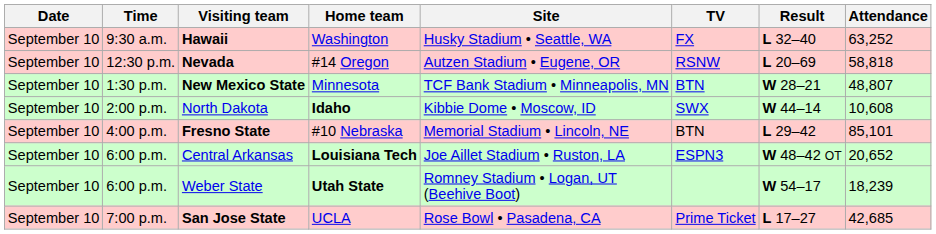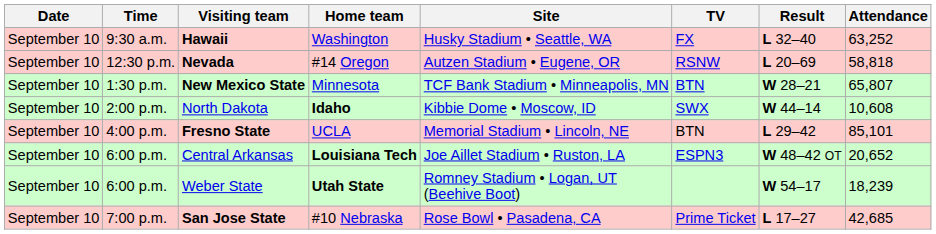(871, 86) 48,807 -> (871, 86) 65,807
(357, 132) #10 Nebraska -> (331, 132) UCLA
(331, 217) UCLA -> (357, 217) #10 Nebraska
